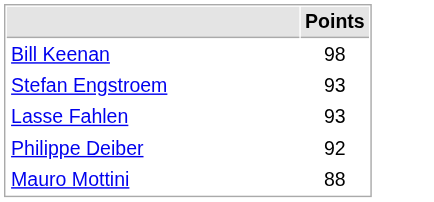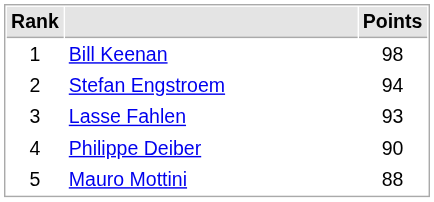+ column: (35, 22)
(335, 86) 93 -> (393, 86) 94
(335, 148) 92 -> (393, 148) 90
